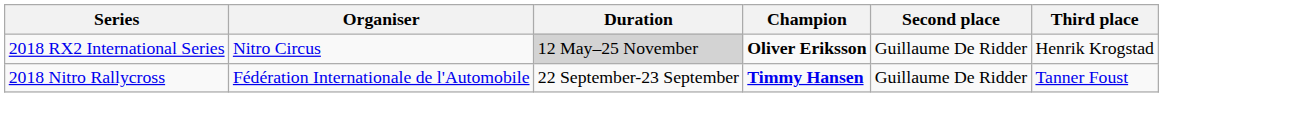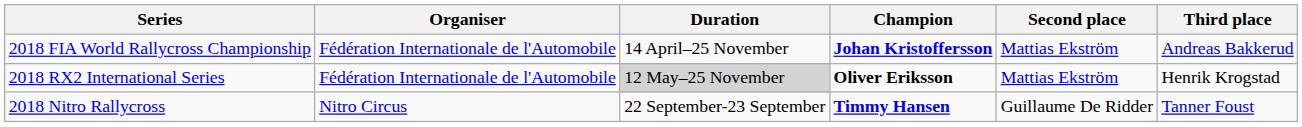+ row: (160, 48)
(277, 48) Nitro Circus -> (468, 77) Fédération Internationale de l'Automobile
(951, 48) Guillaume De Ridder -> (1059, 77) Mattias Ekström
(381, 77) Fédération Internationale de l'Automobile -> (363, 107) Nitro Circus
